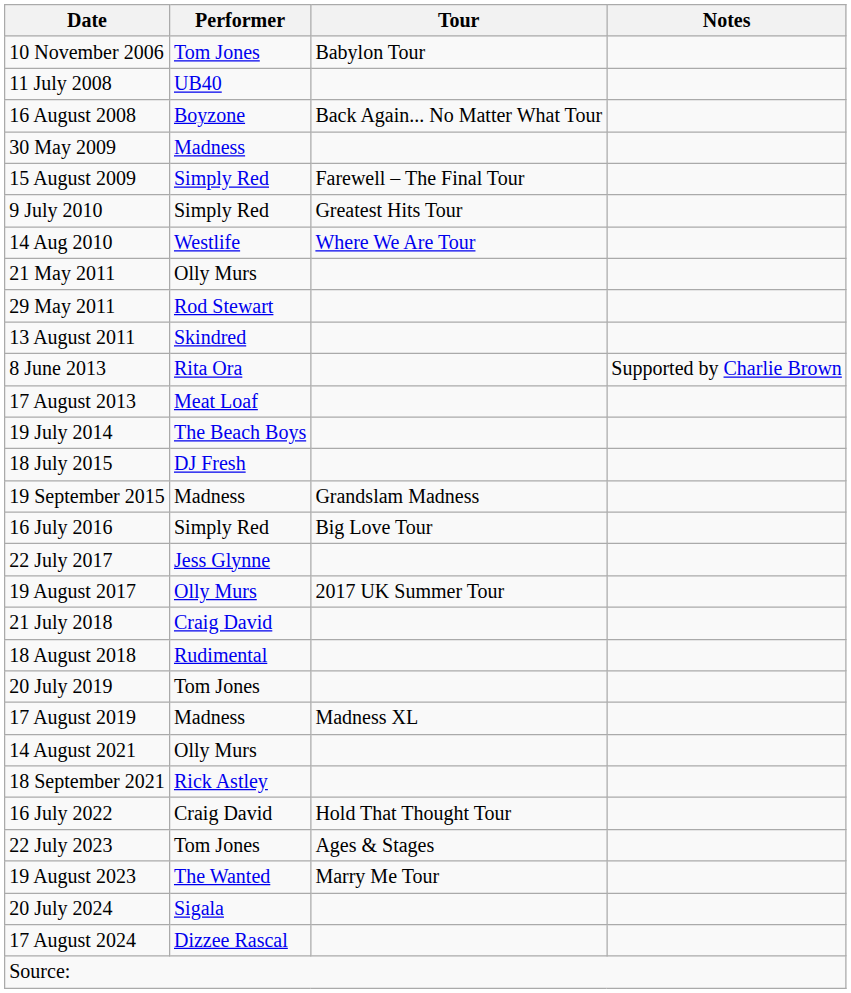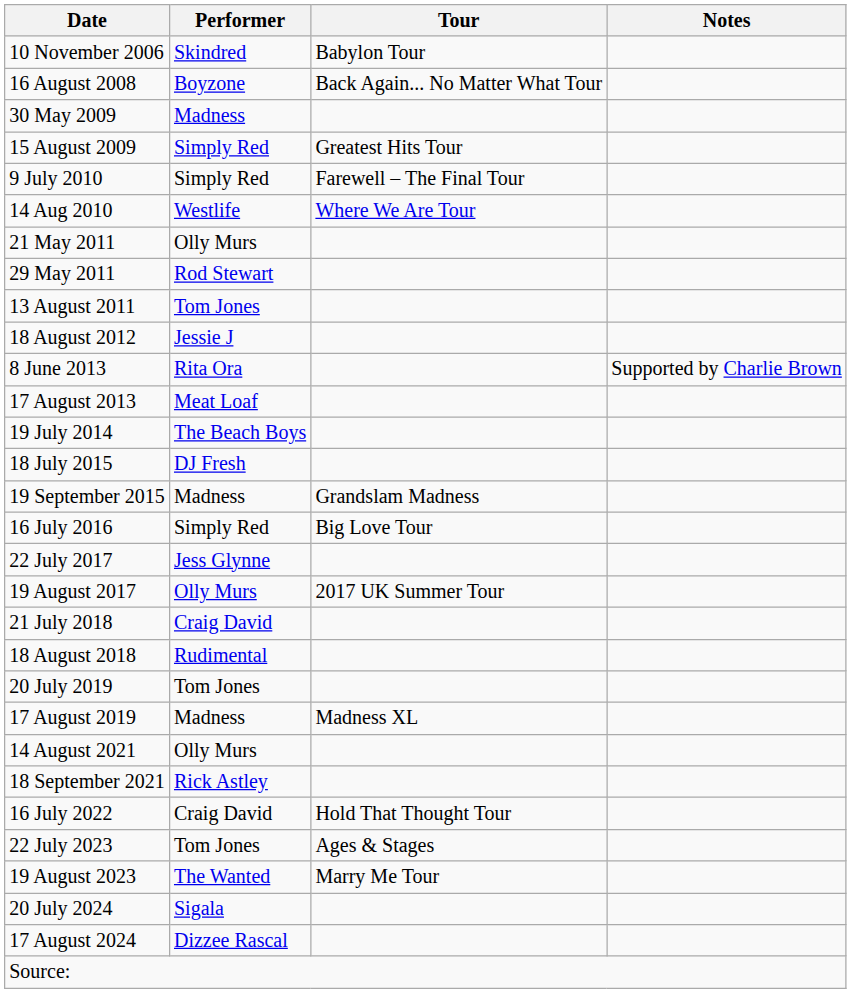(217, 52) Tom Jones -> (210, 52) Skindred
- row: (61, 83)
(420, 178) Farewell – The Final Tour -> (389, 147) Greatest Hits Tour
(389, 210) Greatest Hits Tour -> (420, 178) Farewell – The Final Tour
(210, 337) Skindred -> (217, 305) Tom Jones
+ row: (73, 337)
